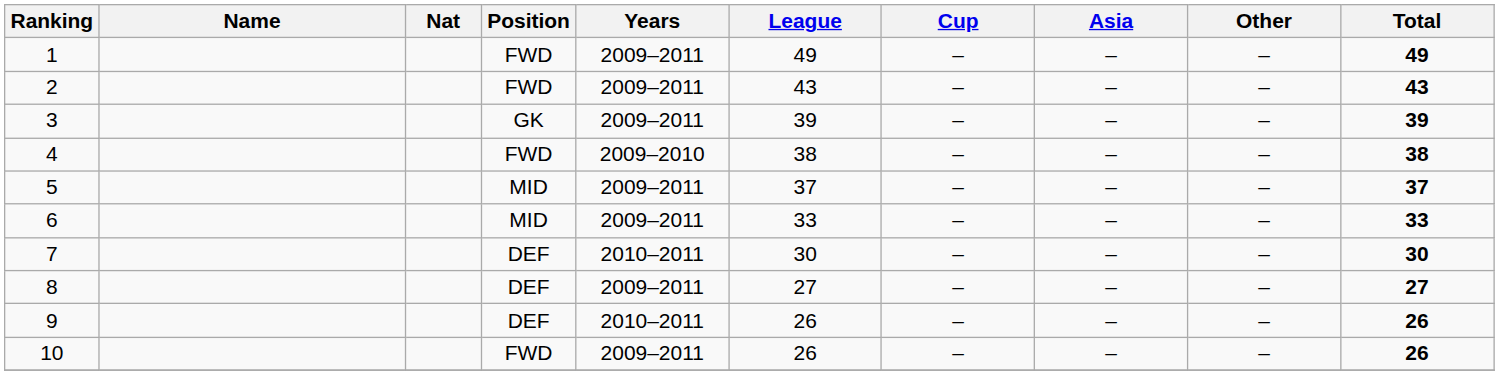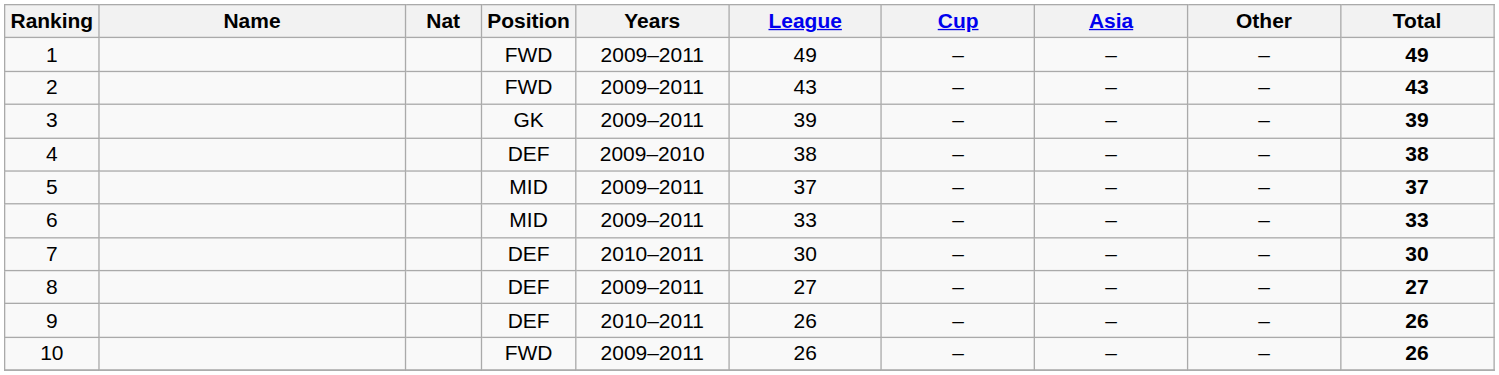(529, 154) FWD -> (529, 154) DEF
